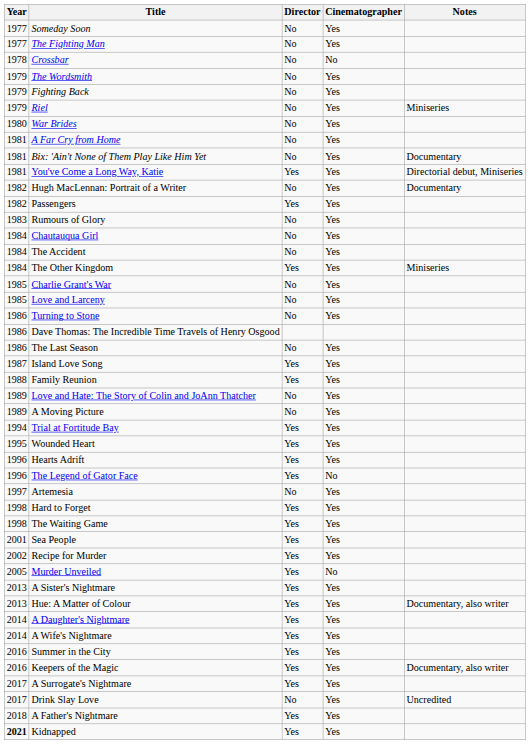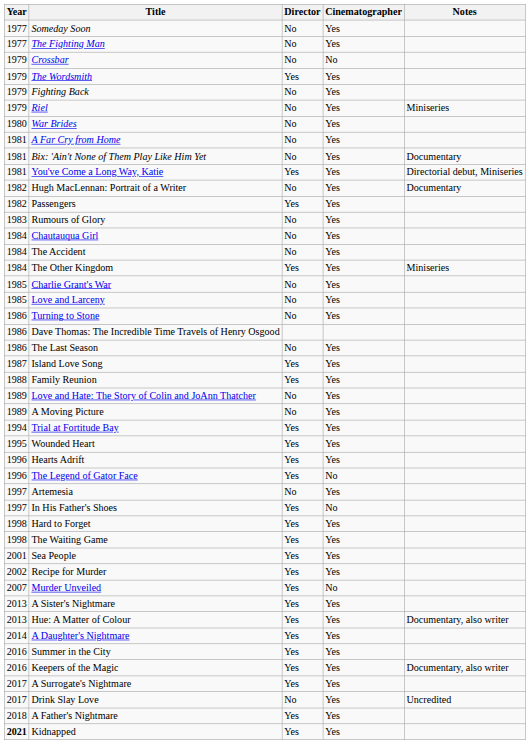(17, 60) 1978 -> (17, 60) 1979
(290, 76) No -> (292, 76) Yes
+ row: (74, 508)
(17, 572) 2005 -> (17, 587) 2007
- row: (72, 635)
